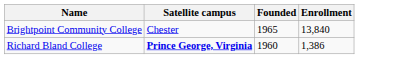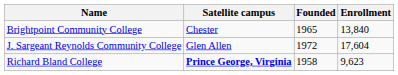+ row: (94, 45)
(267, 45) 1960 -> (307, 62) 1958
(313, 45) 1,386 -> (352, 62) 9,623
